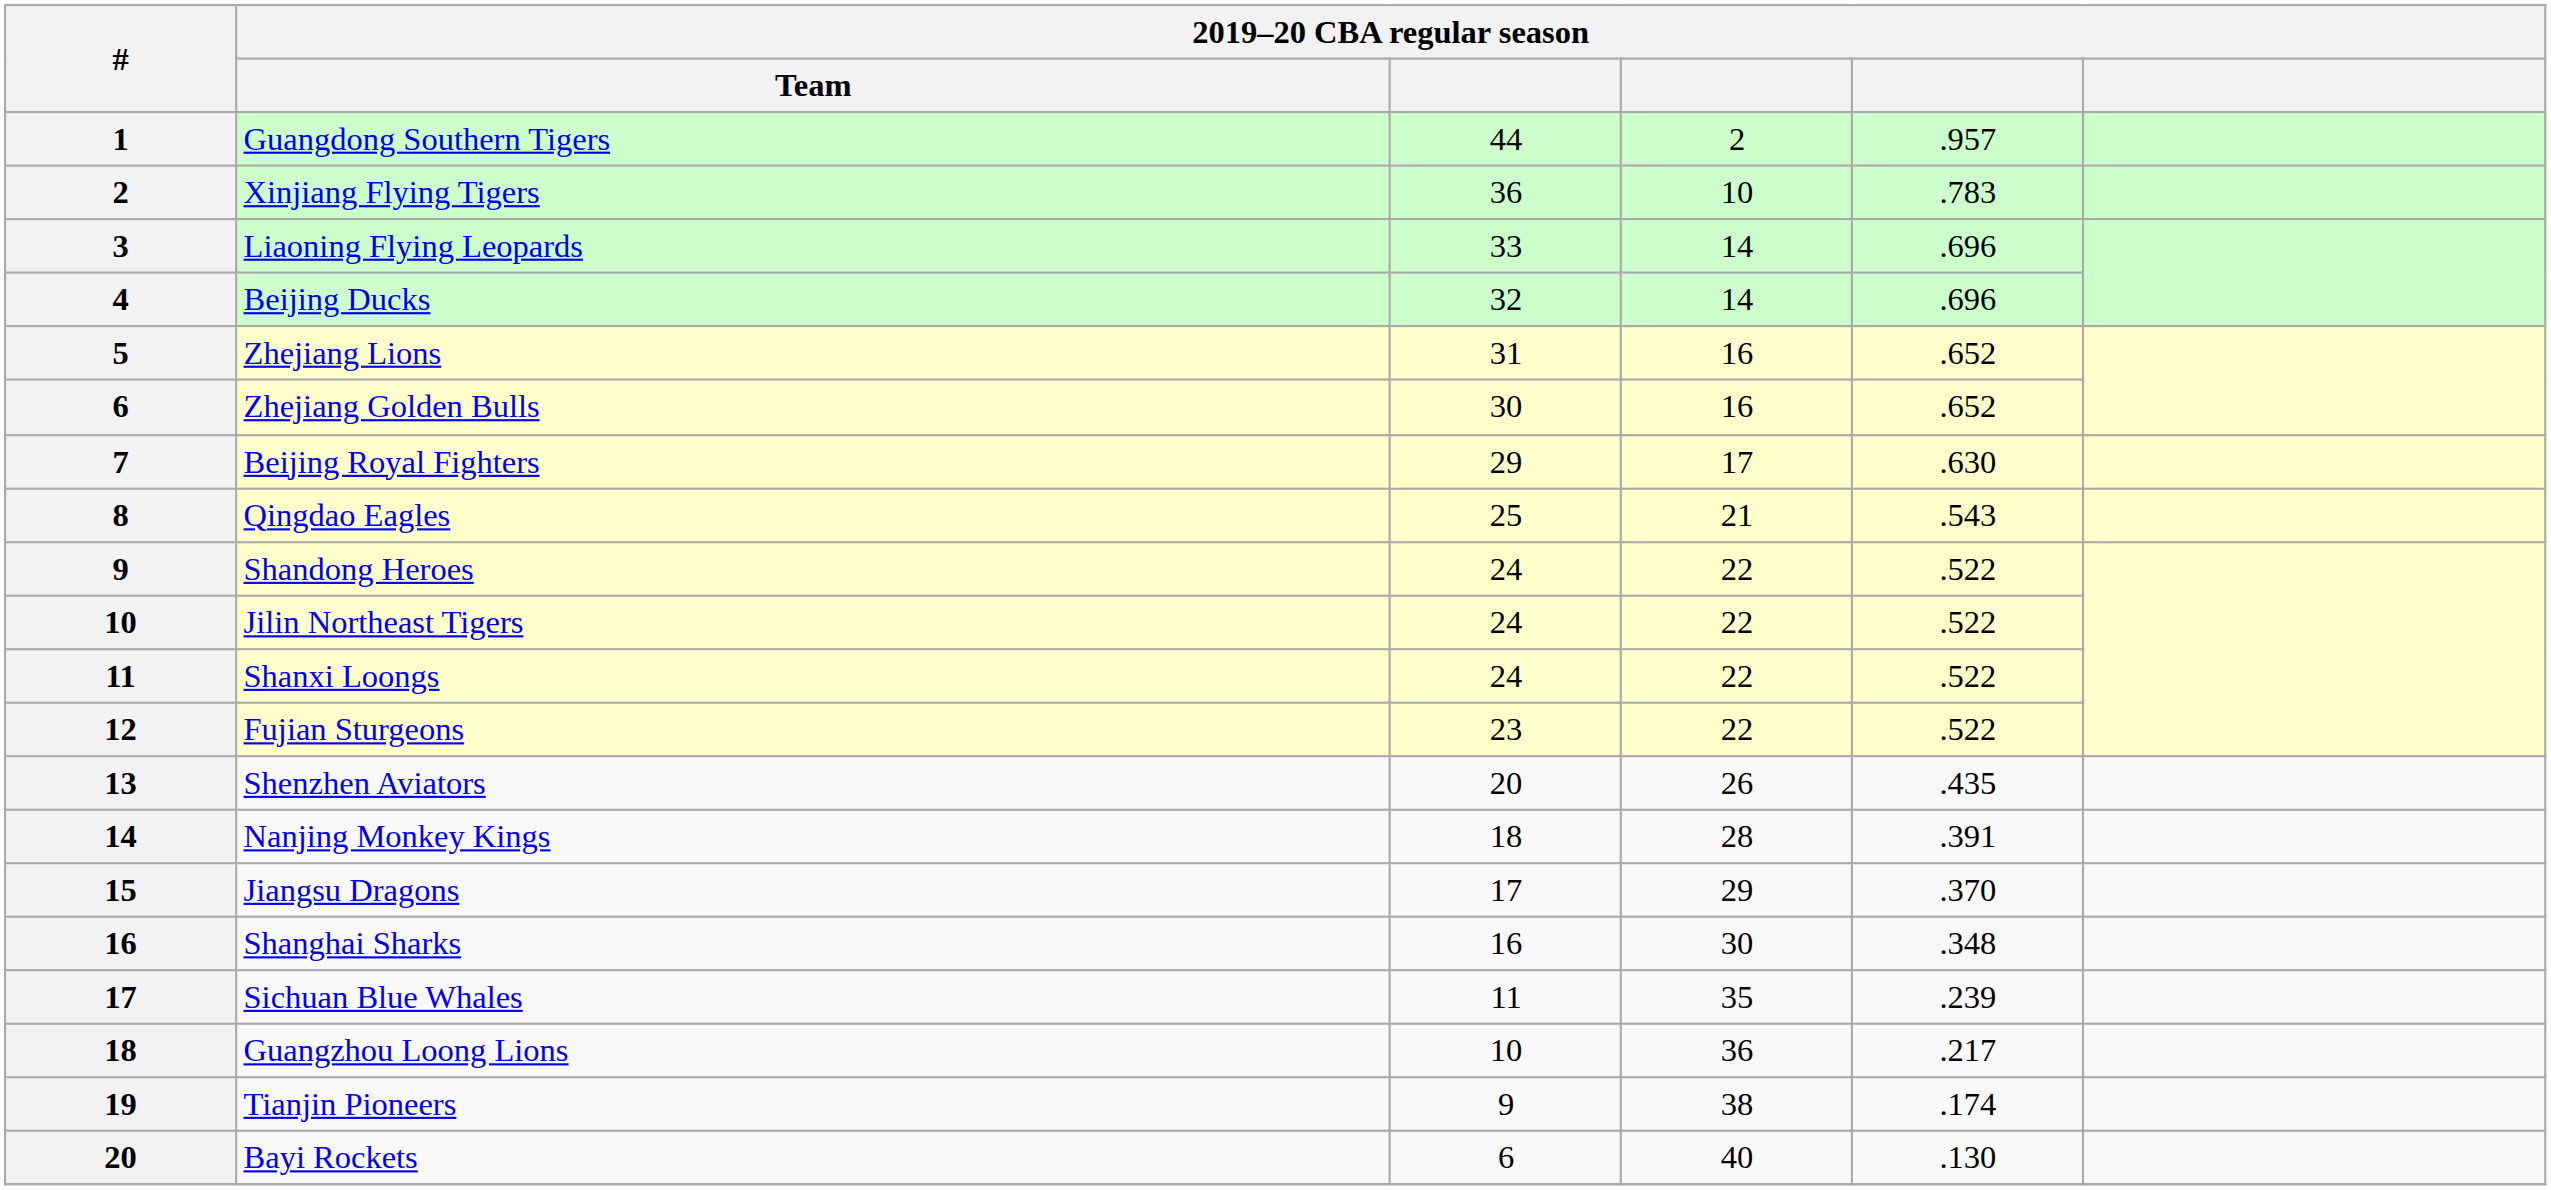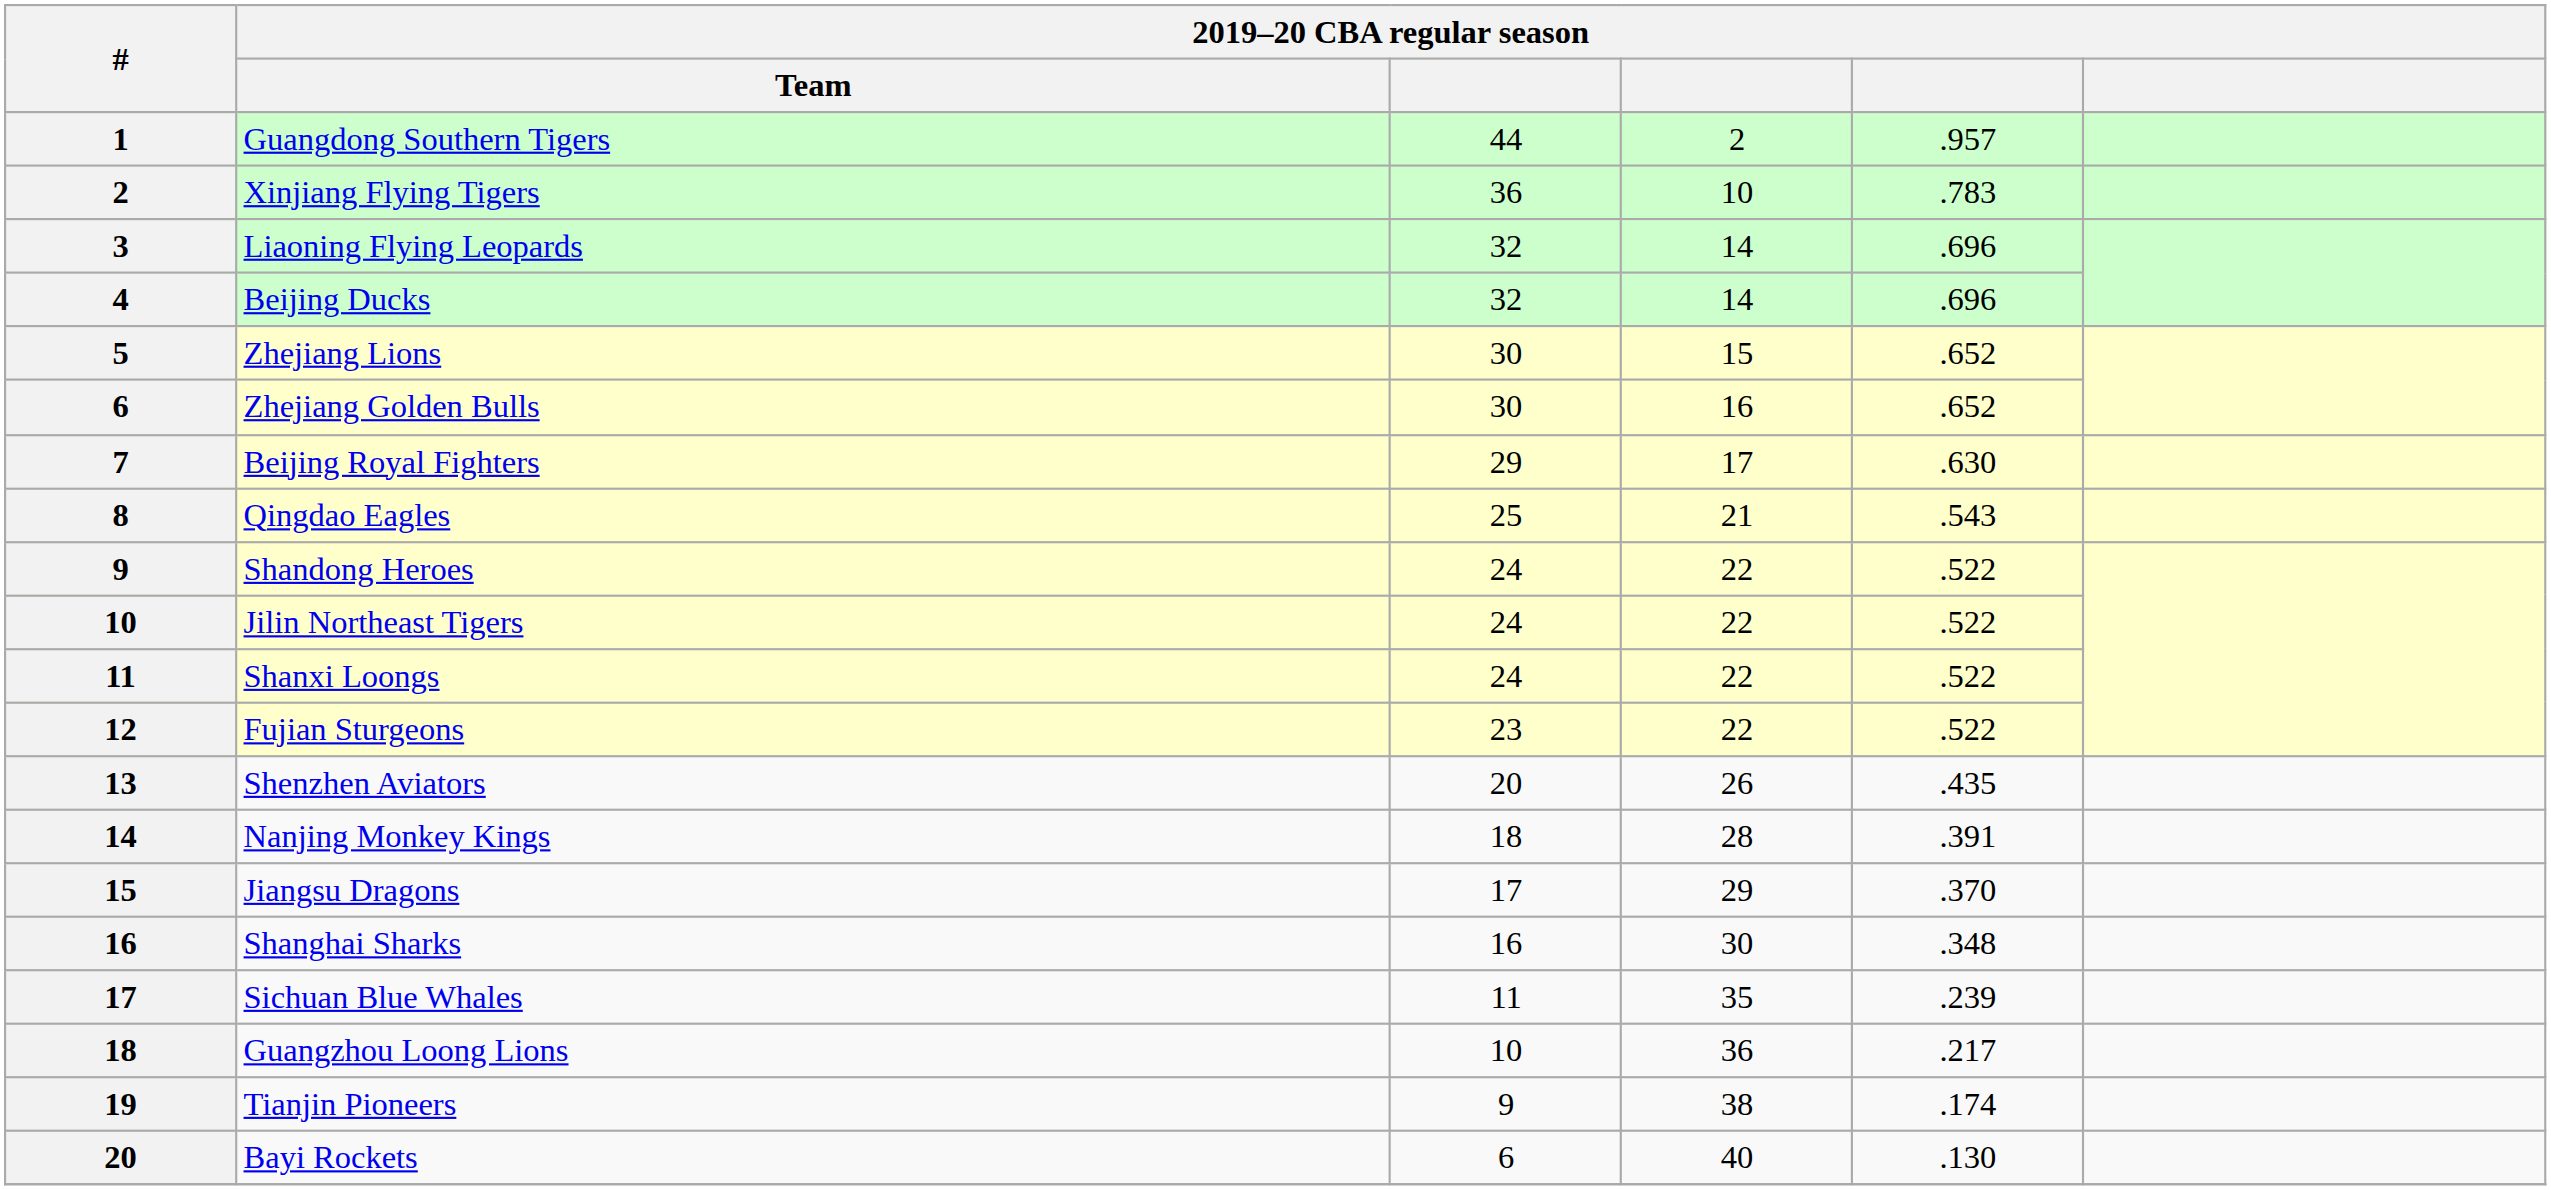(1506, 246) 33 -> (1506, 246) 32
(1506, 353) 31 -> (1506, 353) 30
(1737, 353) 16 -> (1737, 353) 15
